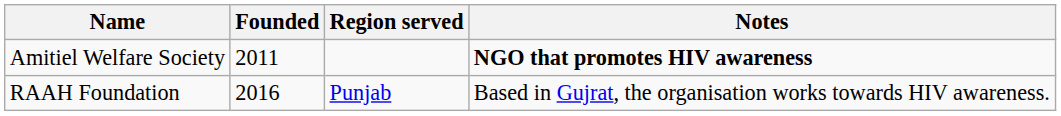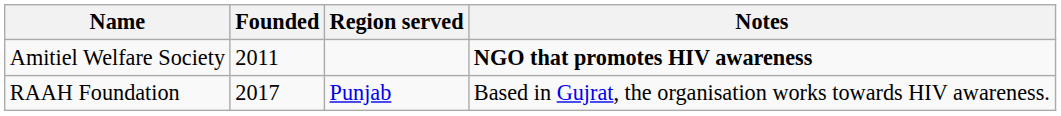(258, 92) 2016 -> (258, 92) 2017
